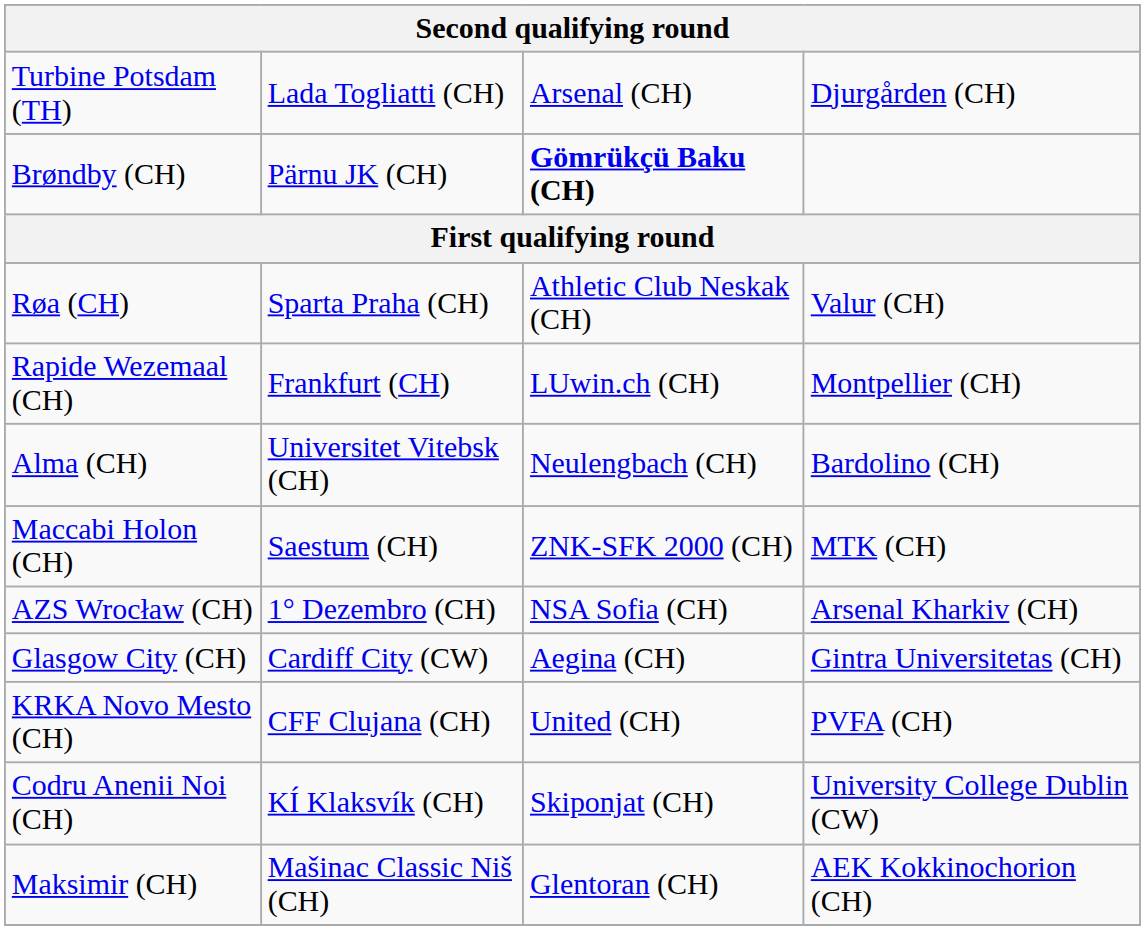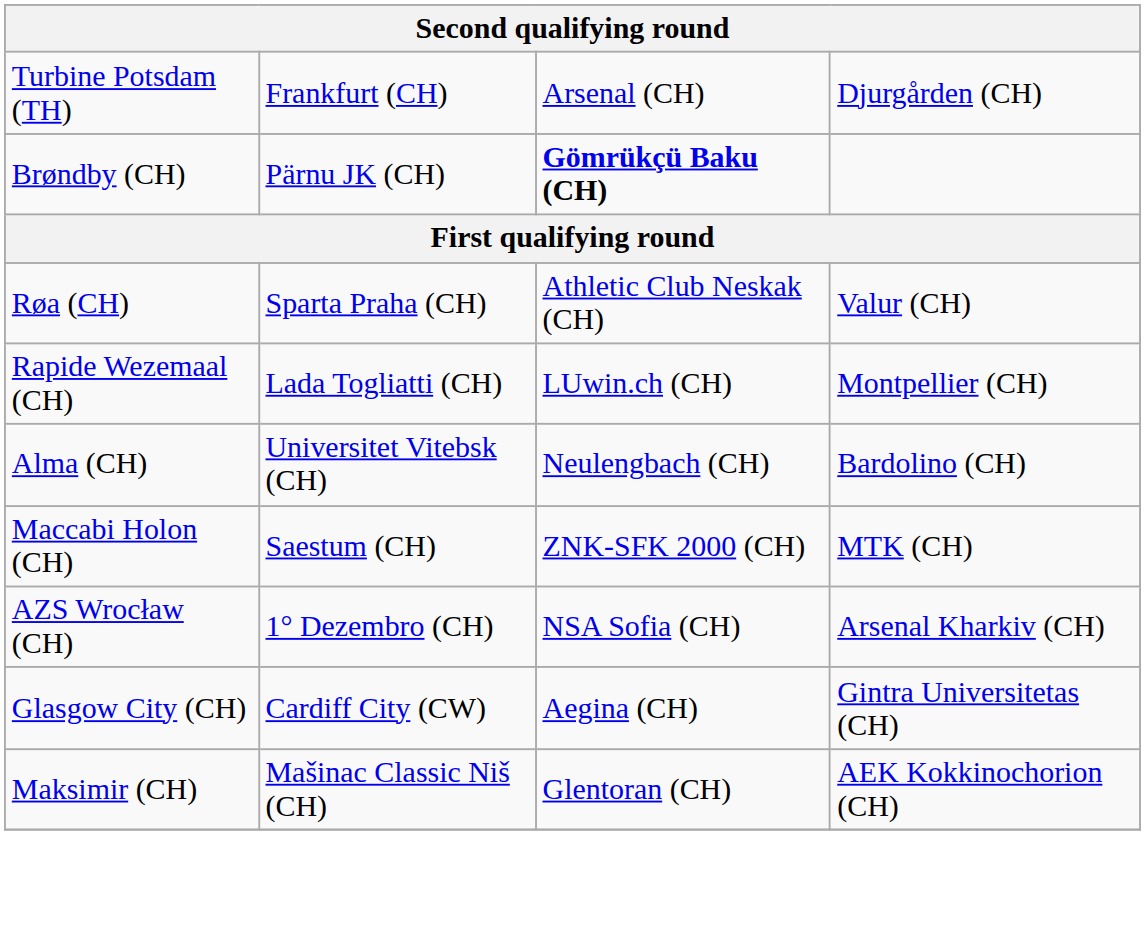(386, 92) Lada Togliatti (CH) -> (357, 92) Frankfurt (CH)
(359, 383) Frankfurt (CH) -> (384, 383) Lada Togliatti (CH)
- row: (132, 721)
- row: (119, 802)
